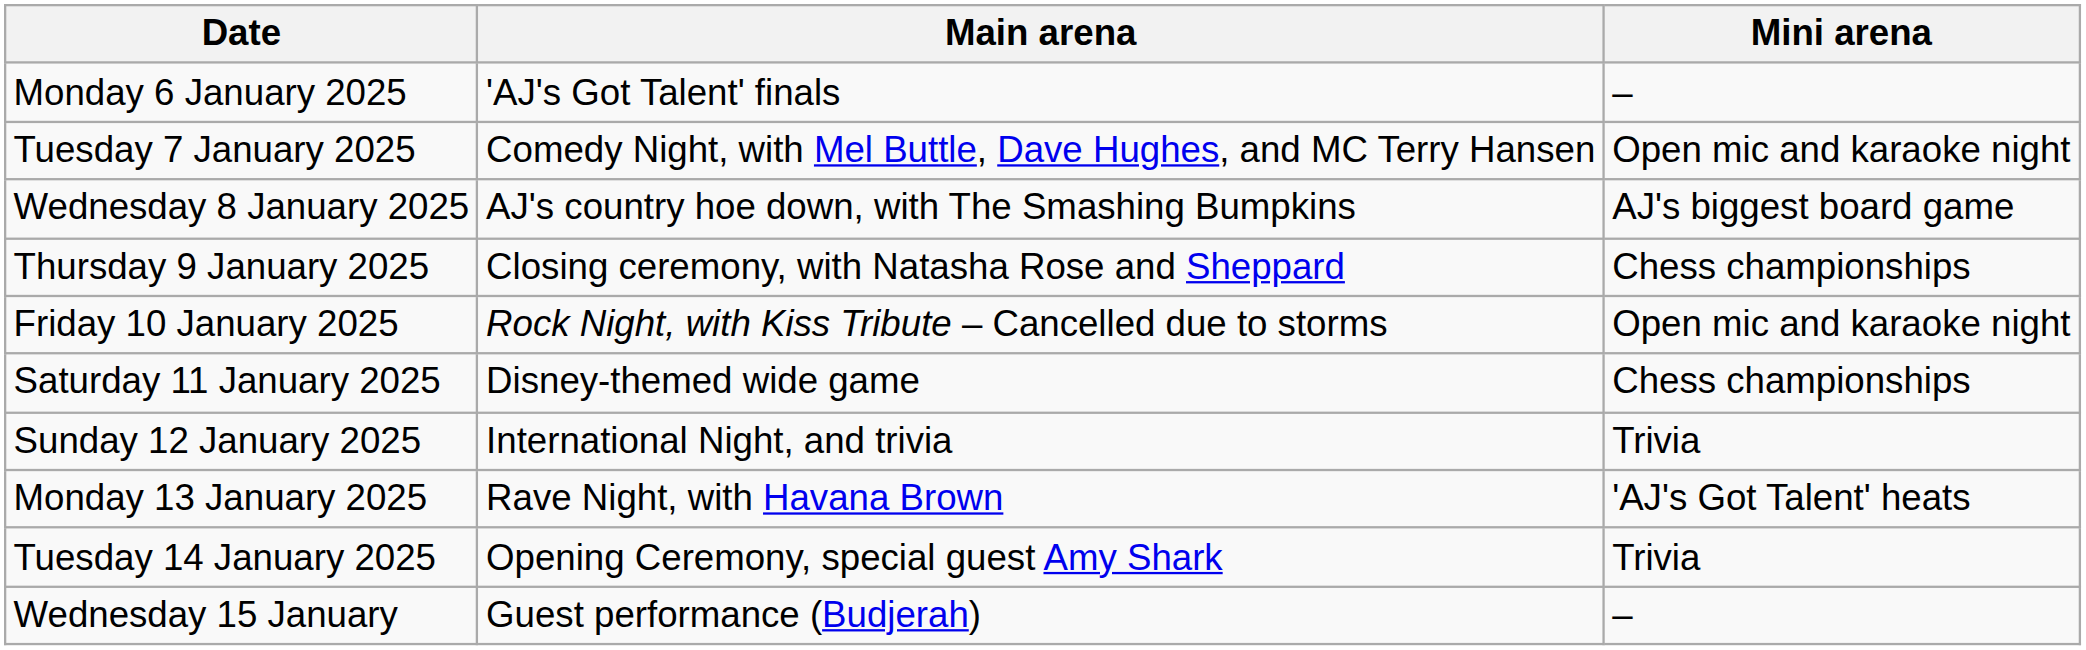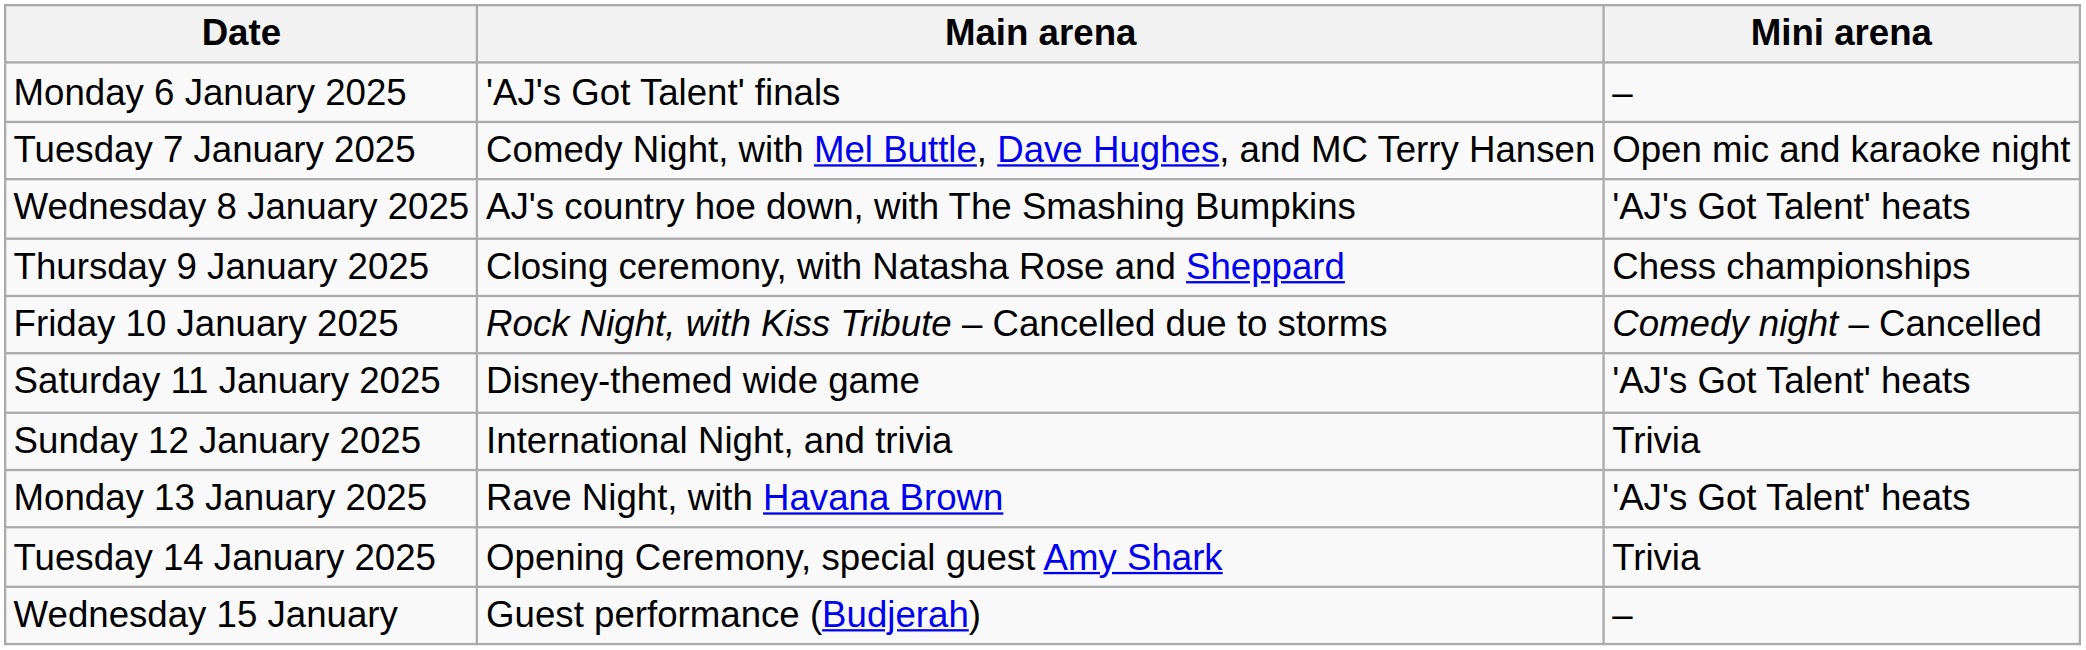(1813, 207) AJ's biggest board game -> (1791, 207) 'AJ's Got Talent' heats
(1841, 324) Open mic and karaoke night -> (1827, 324) Comedy night – Cancelled
(1791, 382) Chess championships -> (1791, 382) 'AJ's Got Talent' heats
